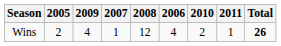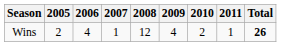columns swapped: (173, 13) <-> (87, 13)
